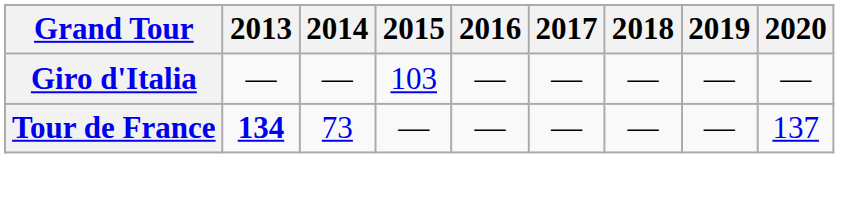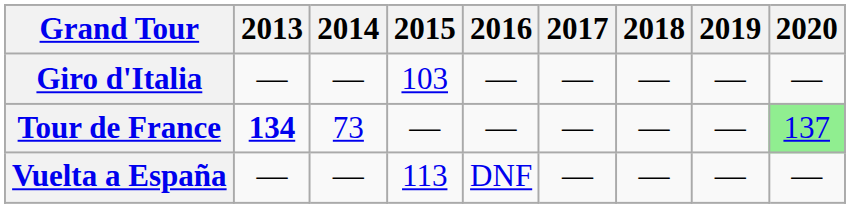(796, 127) no background -> (807, 127) lightgreen background
+ row: (119, 176)
